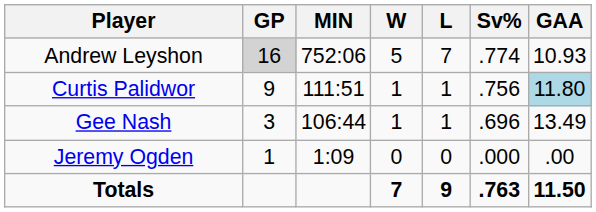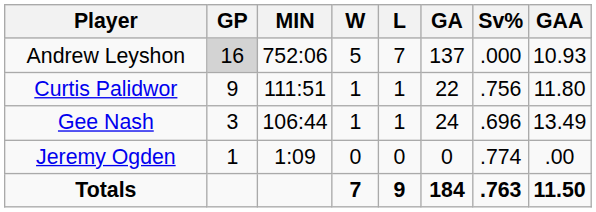+ column: (447, 21)
(499, 55) .774 -> (501, 55) .000
(560, 88) lightblue background -> (560, 88) no background
(499, 156) .000 -> (501, 156) .774
